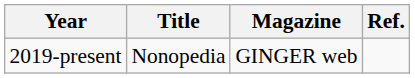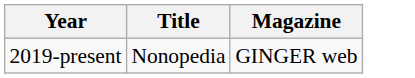- column: (386, 21)
